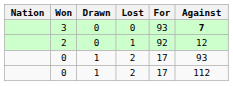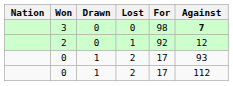(162, 27) 93 -> (162, 27) 98
